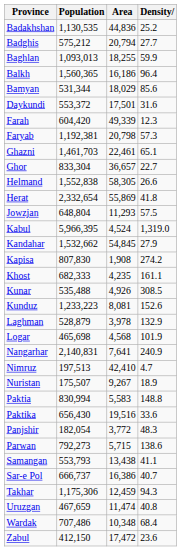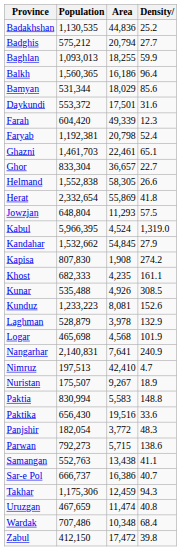(149, 136) 57.3 -> (149, 136) 52.4
(75, 461) 553,793 -> (75, 461) 552,763
(149, 538) 23.6 -> (149, 538) 39.8
